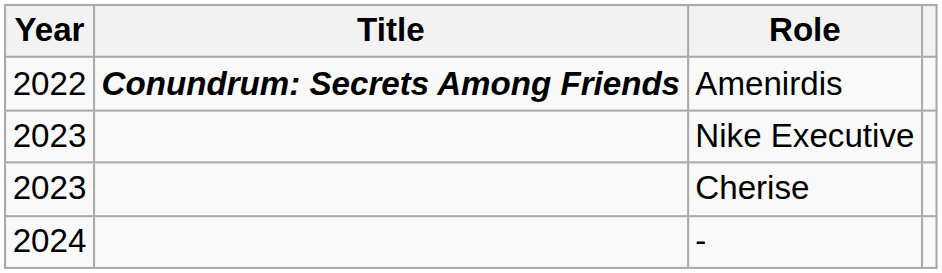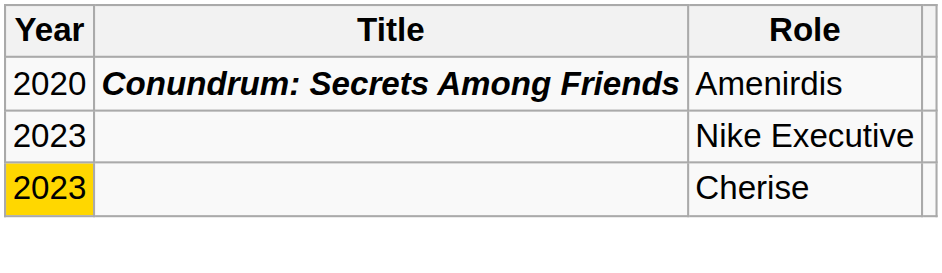(50, 83) 2022 -> (50, 83) 2020
(50, 188) no background -> (50, 188) gold background
- row: (701, 240)
